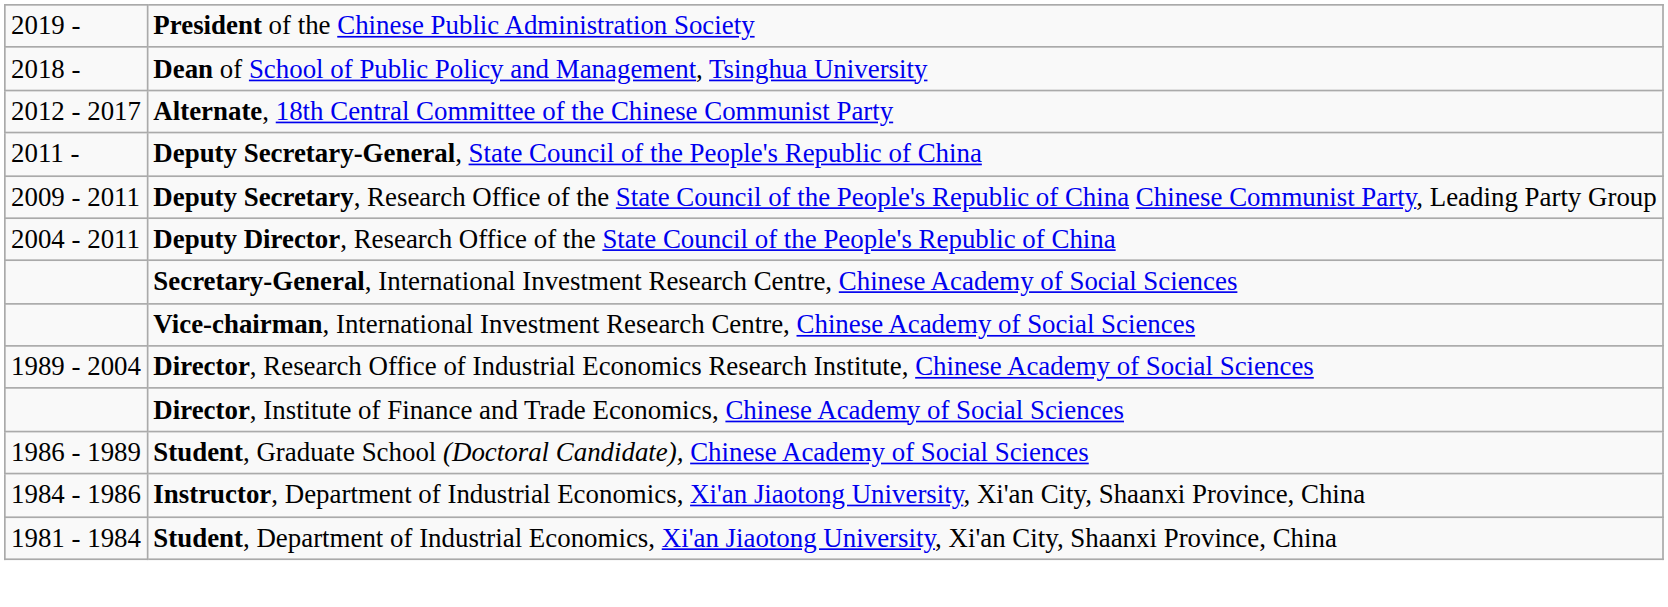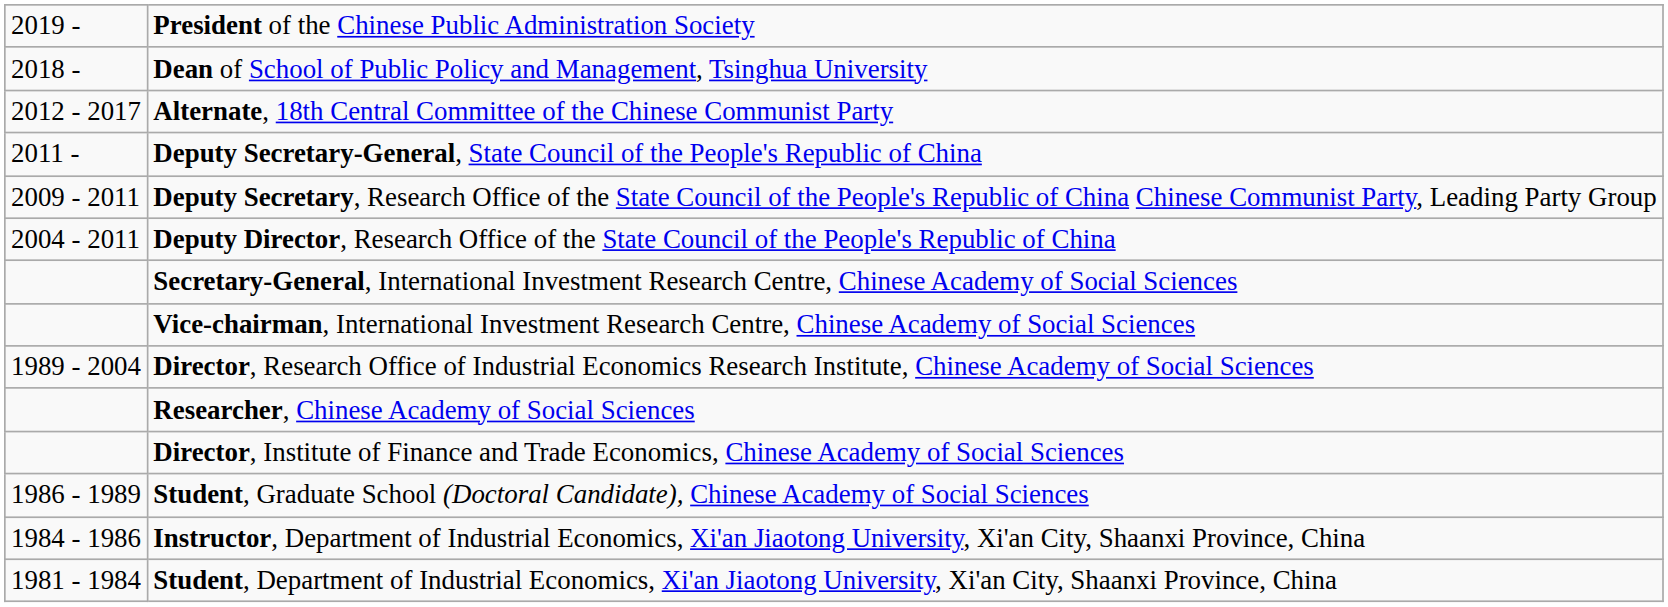+ row: (424, 409)
